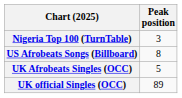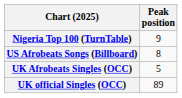(158, 38) 3 -> (158, 38) 9
